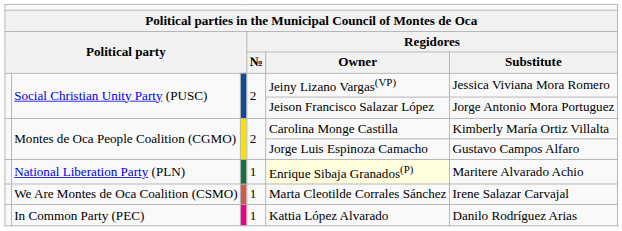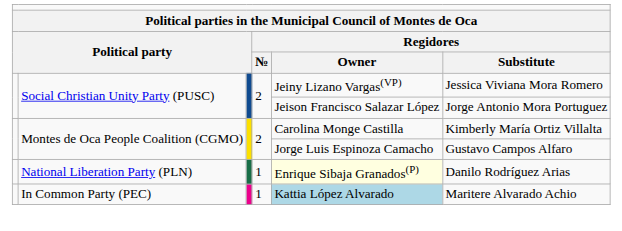(518, 171) Maritere Alvarado Achio -> (508, 171) Danilo Rodríguez Arias
- row: (126, 194)
(329, 215) no background -> (334, 194) lightblue background
(515, 215) Danilo Rodríguez Arias -> (511, 194) Maritere Alvarado Achio
